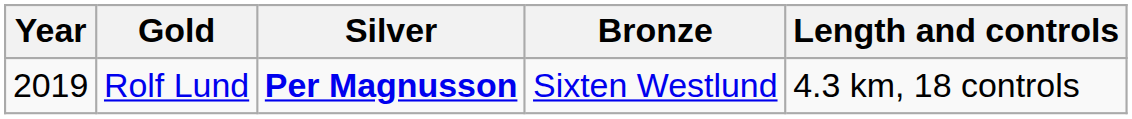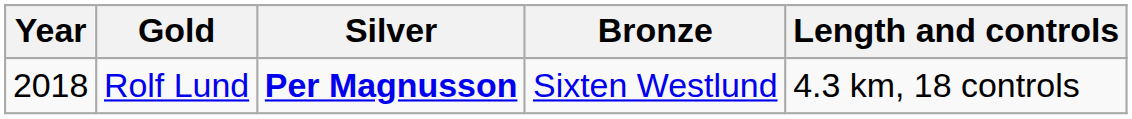(51, 85) 2019 -> (51, 85) 2018
